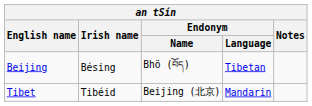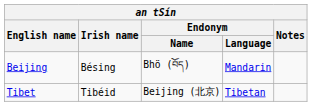(245, 67) Tibetan -> (248, 67) Mandarin
(248, 92) Mandarin -> (245, 92) Tibetan
